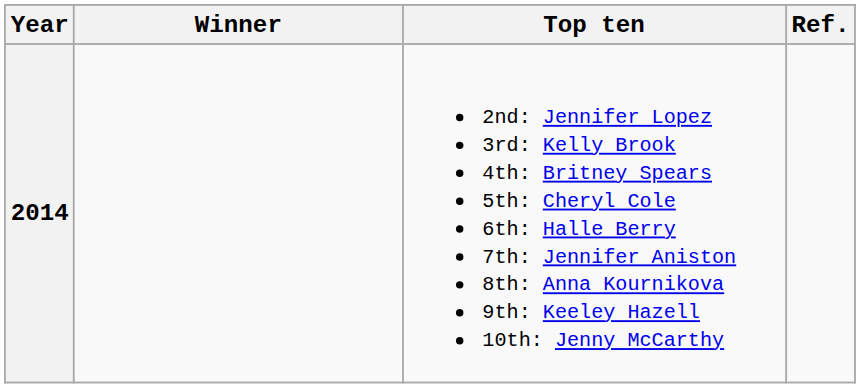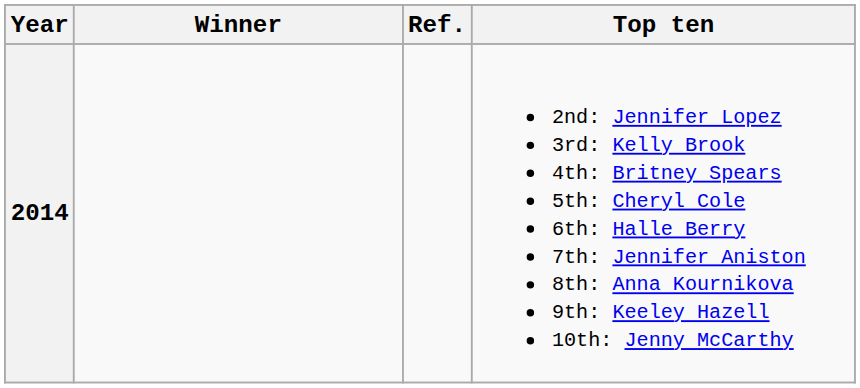columns swapped: (594, 25) <-> (821, 25)
